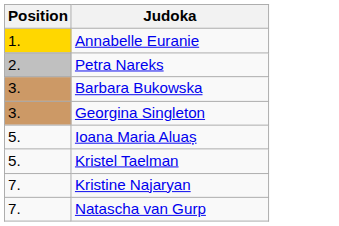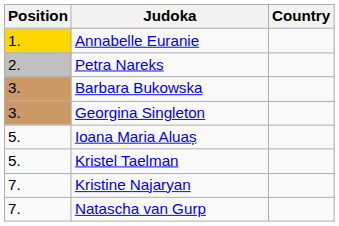+ column: (301, 16)
